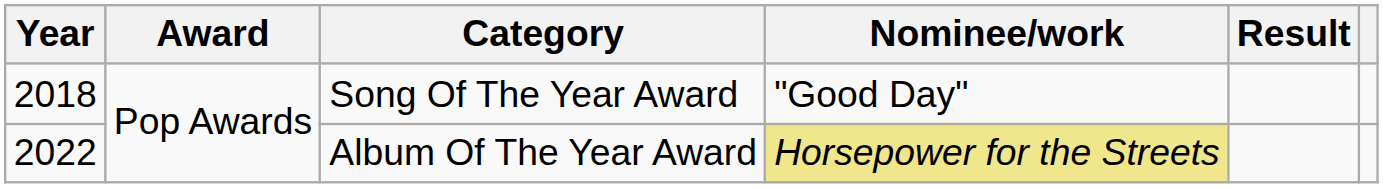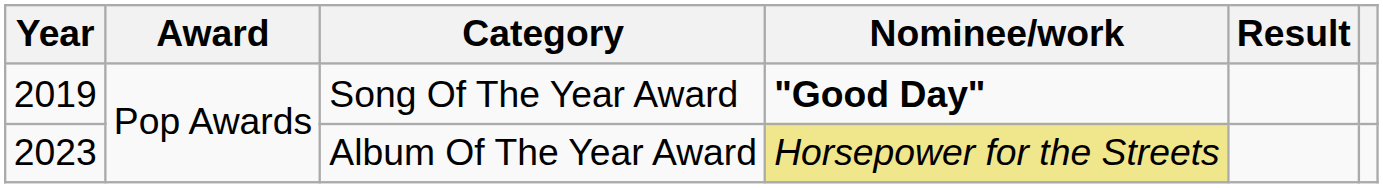(55, 93) 2018 -> (55, 93) 2019
(871, 93) normal -> (880, 93) bold
(55, 152) 2022 -> (55, 152) 2023
